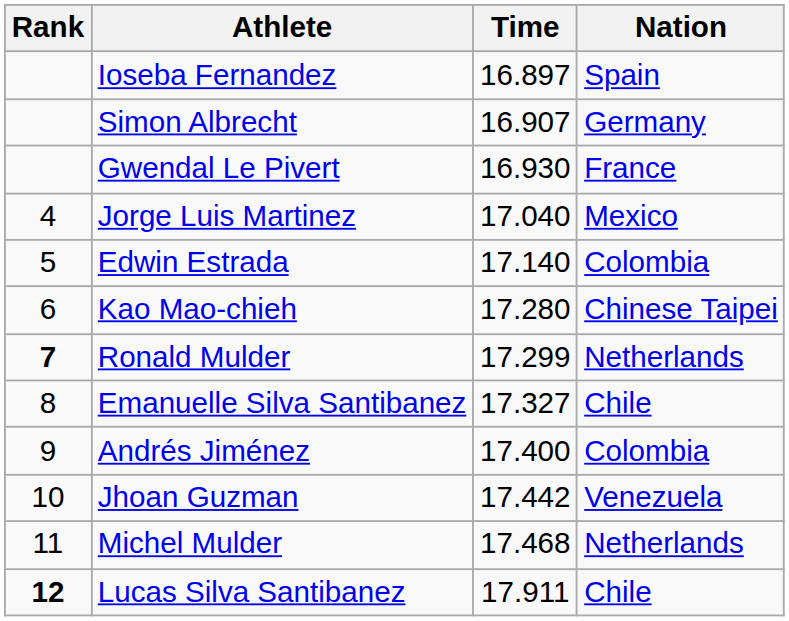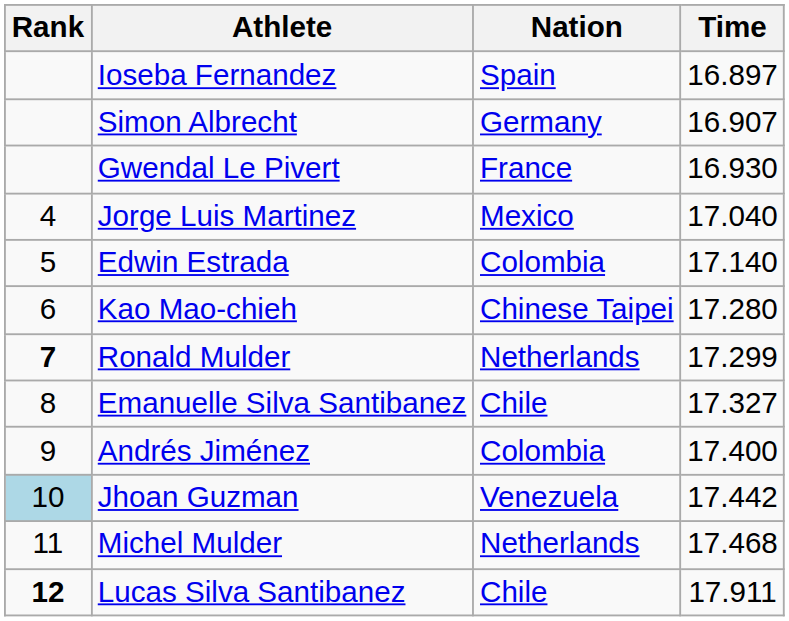columns swapped: (681, 27) <-> (525, 27)
(48, 497) no background -> (48, 497) lightblue background
